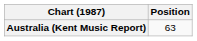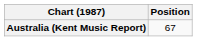(170, 28) 63 -> (170, 28) 67
